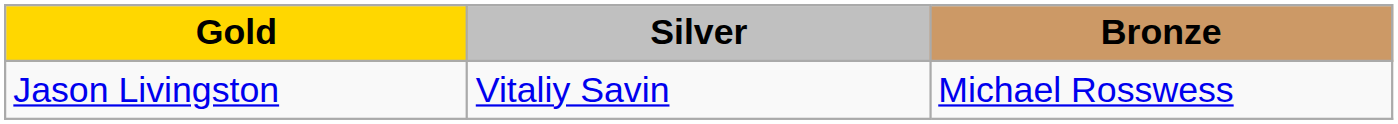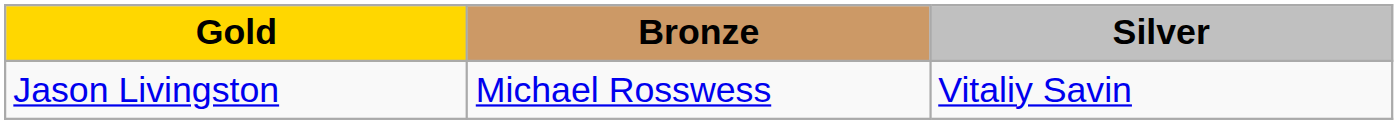columns swapped: (699, 32) <-> (1161, 32)
